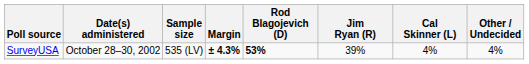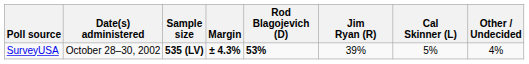(184, 51) normal -> (184, 51) bold
(430, 51) 4% -> (430, 51) 5%
